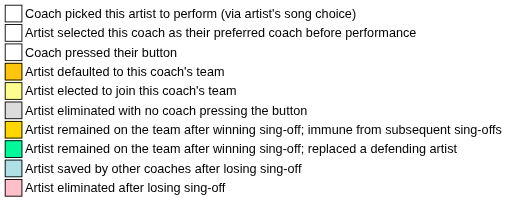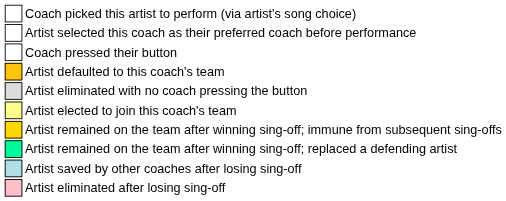rows swapped: (131, 91) <-> (166, 110)
